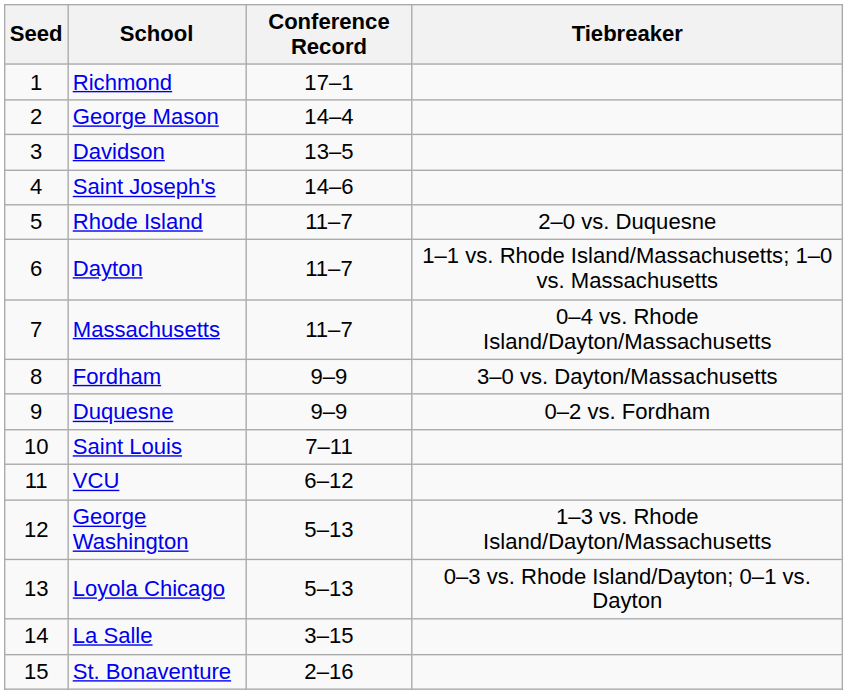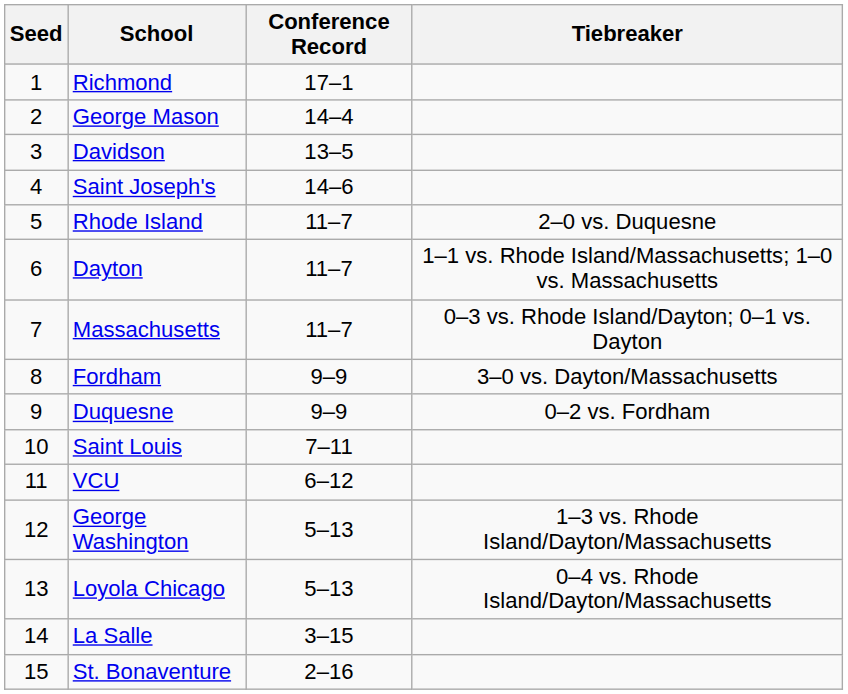(627, 329) 0–4 vs. Rhode Island/Dayton/Massachusetts -> (627, 329) 0–3 vs. Rhode Island/Dayton; 0–1 vs. Dayton
(627, 589) 0–3 vs. Rhode Island/Dayton; 0–1 vs. Dayton -> (627, 589) 0–4 vs. Rhode Island/Dayton/Massachusetts
